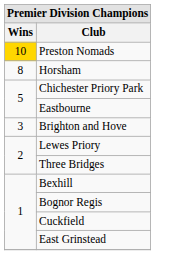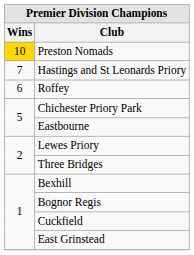- row: (60, 70)
+ row: (112, 70)
+ row: (53, 88)
- row: (83, 126)
